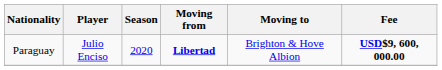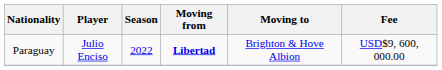(141, 50) 2020 -> (141, 50) 2022
(389, 50) bold -> (389, 50) normal
